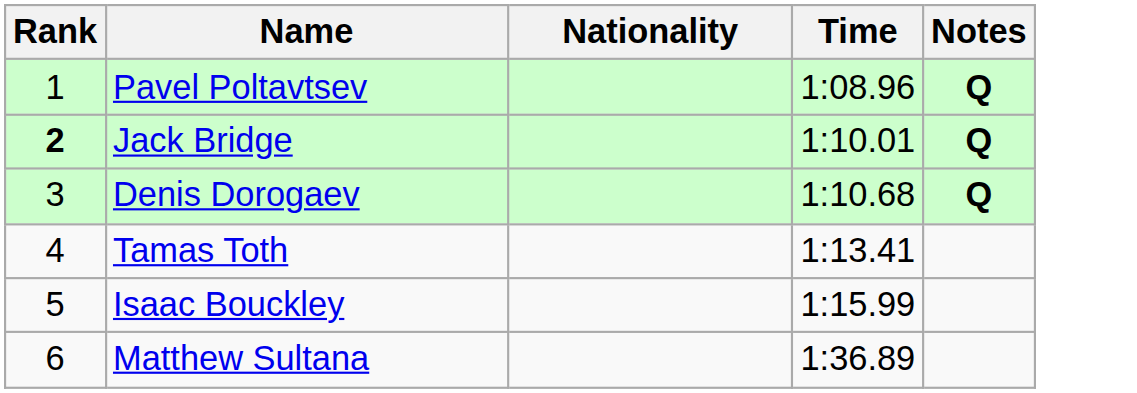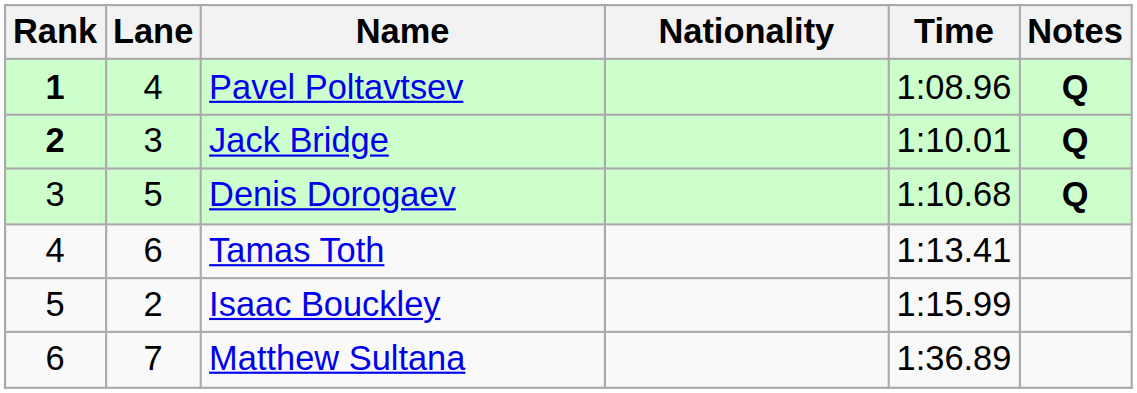+ column: (153, 31)
(55, 86) normal -> (55, 86) bold
